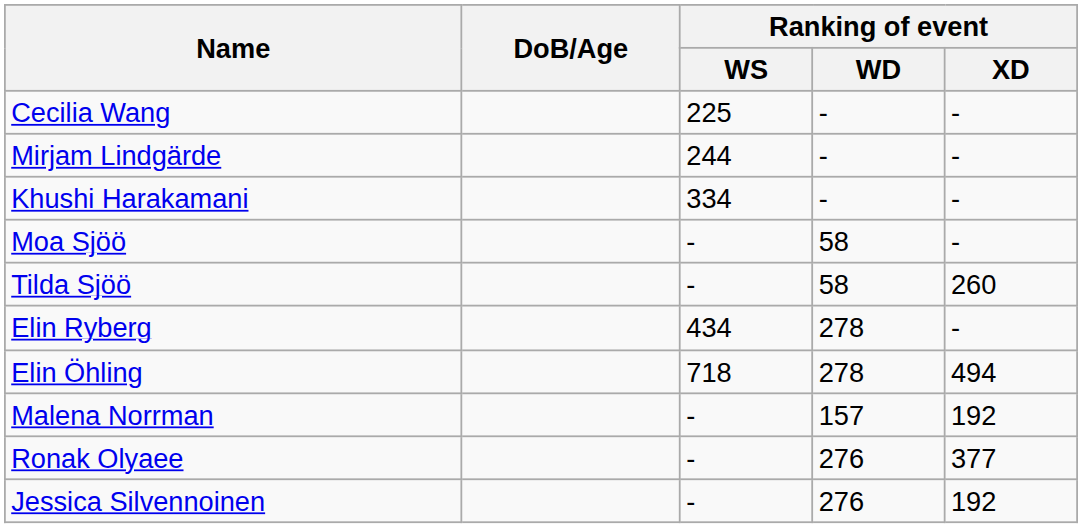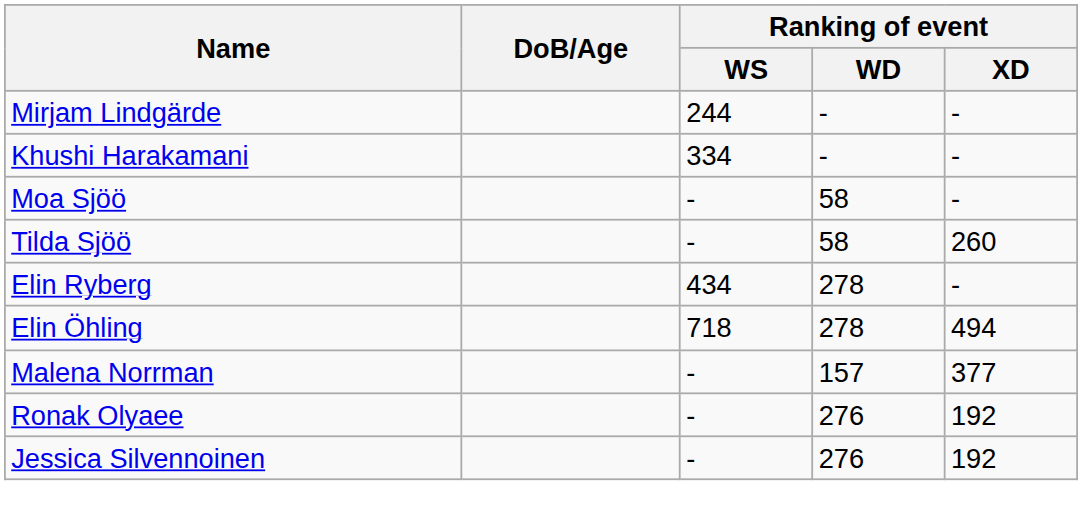- row: (91, 113)
(974, 414) 192 -> (974, 371) 377
(974, 457) 377 -> (974, 414) 192
